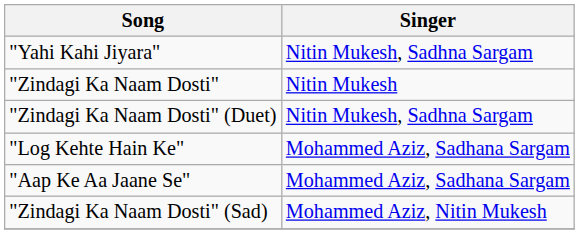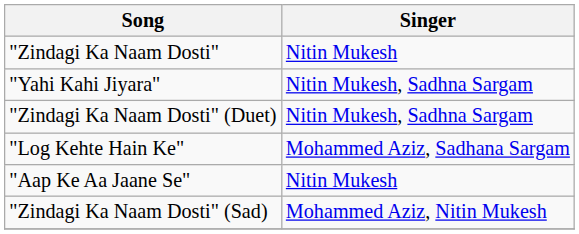rows swapped: (114, 84) <-> (85, 52)
(428, 180) Mohammed Aziz, Sadhana Sargam -> (342, 180) Nitin Mukesh
